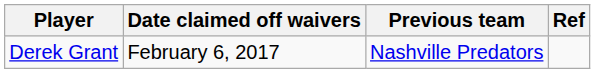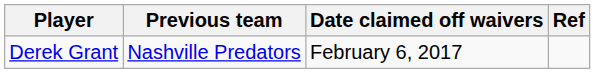columns swapped: (457, 20) <-> (244, 20)
